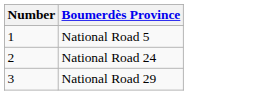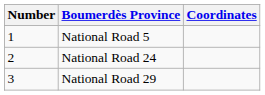+ column: (222, 15)
